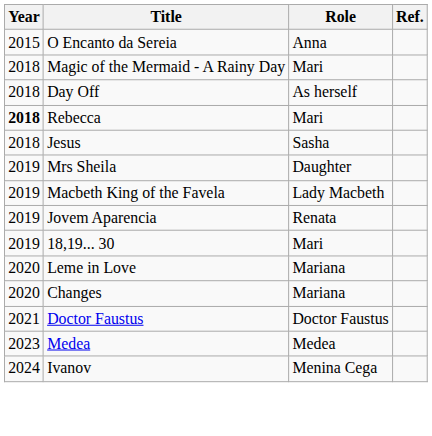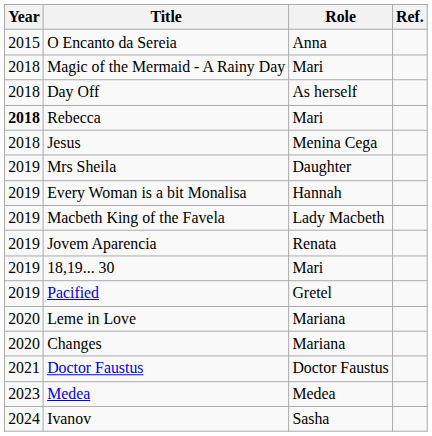(311, 142) Sasha -> (335, 142) Menina Cega
+ row: (147, 192)
+ row: (73, 293)
(335, 368) Menina Cega -> (311, 419) Sasha
